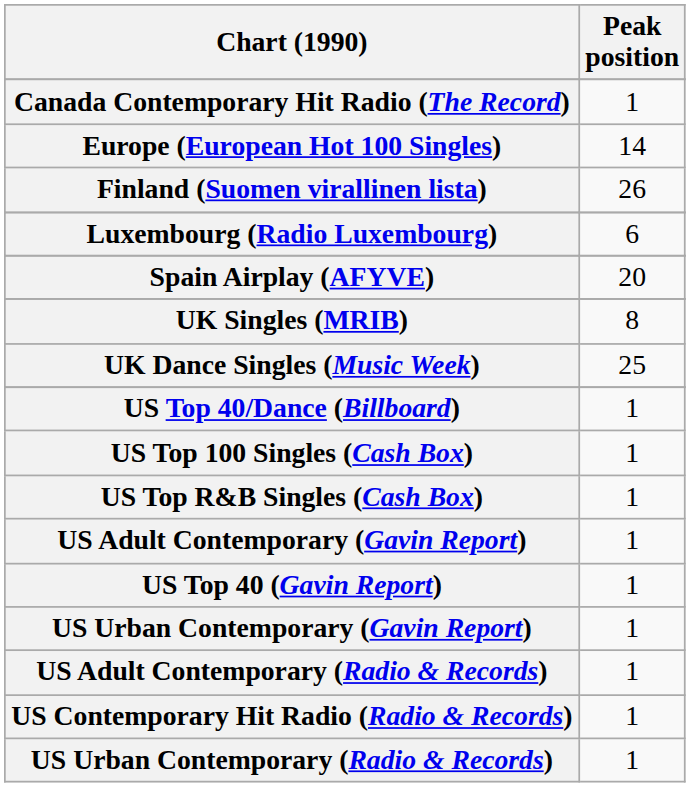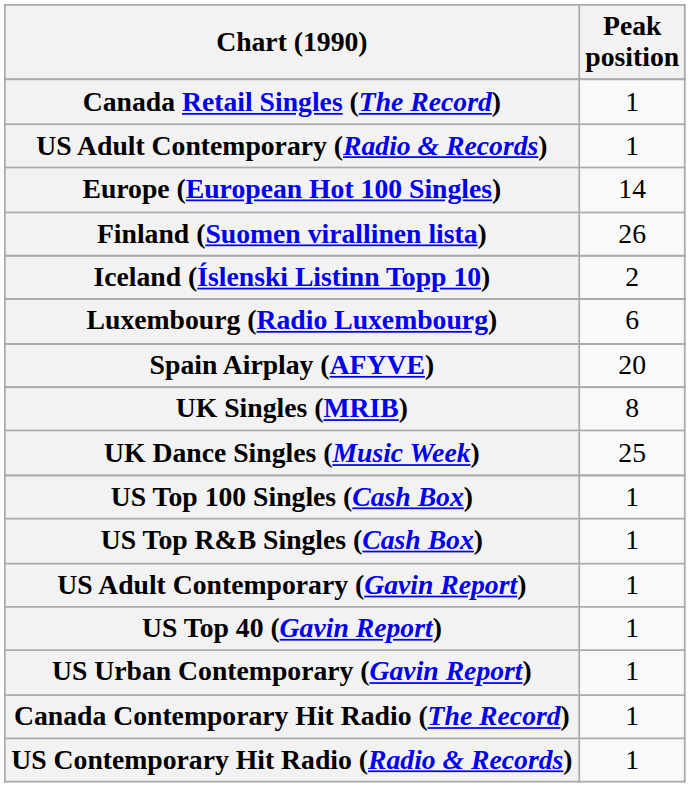+ row: (292, 101)
rows swapped: (292, 101) <-> (292, 672)
+ row: (292, 277)
- row: (292, 408)
- row: (292, 759)
